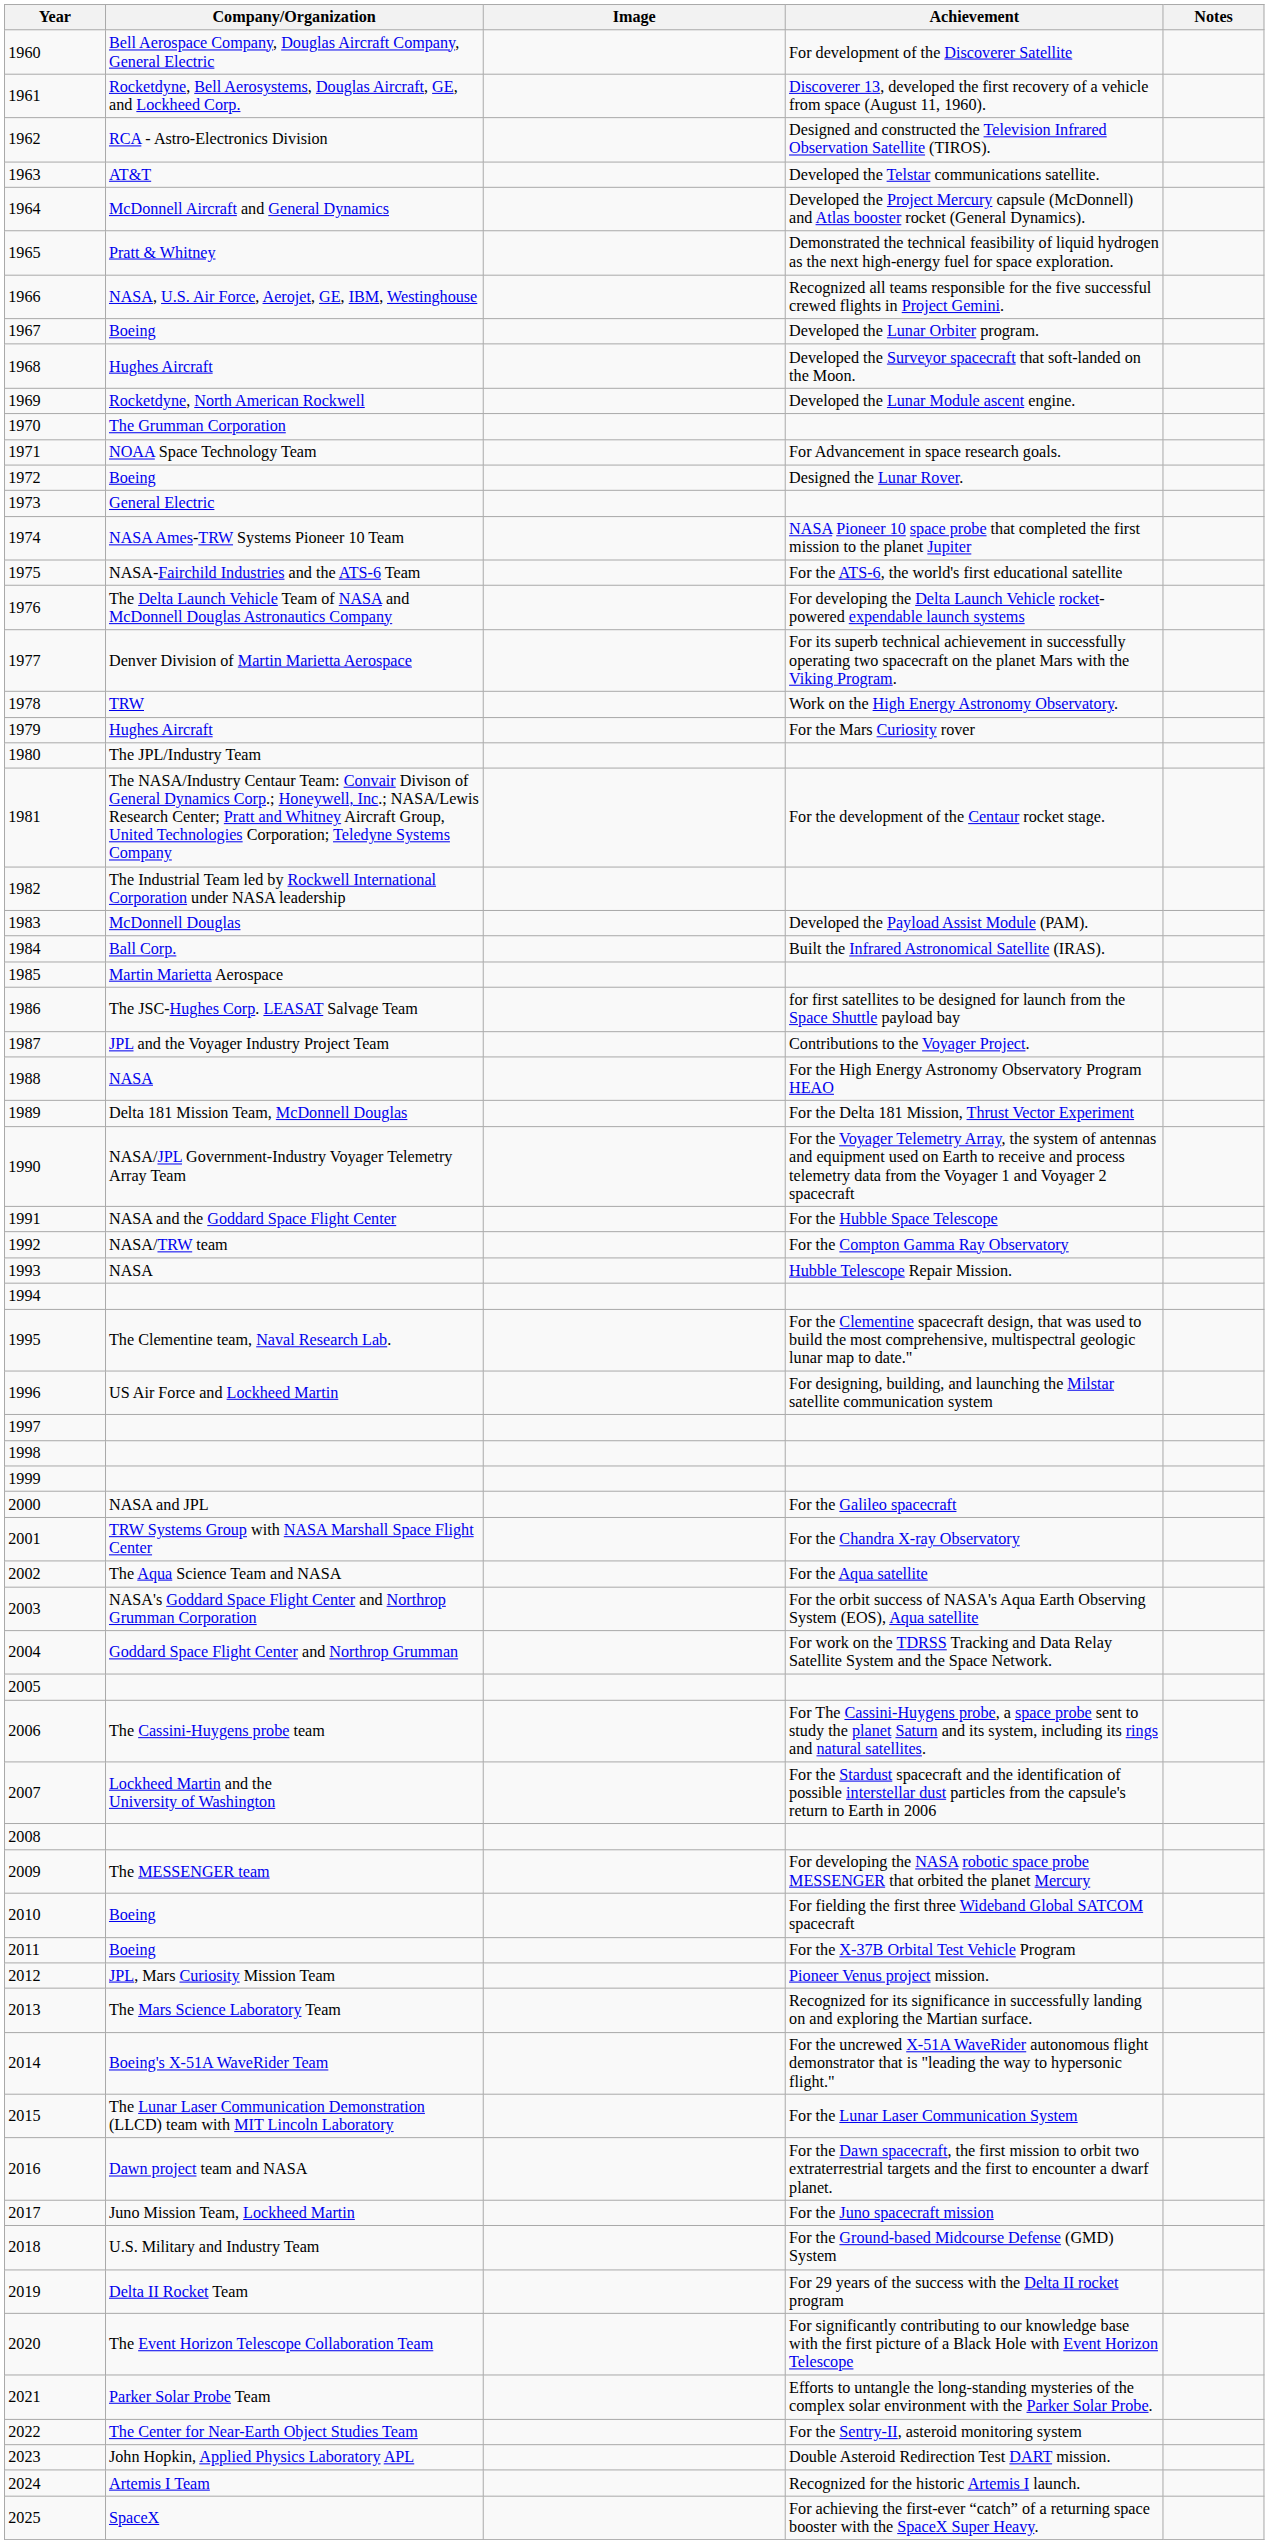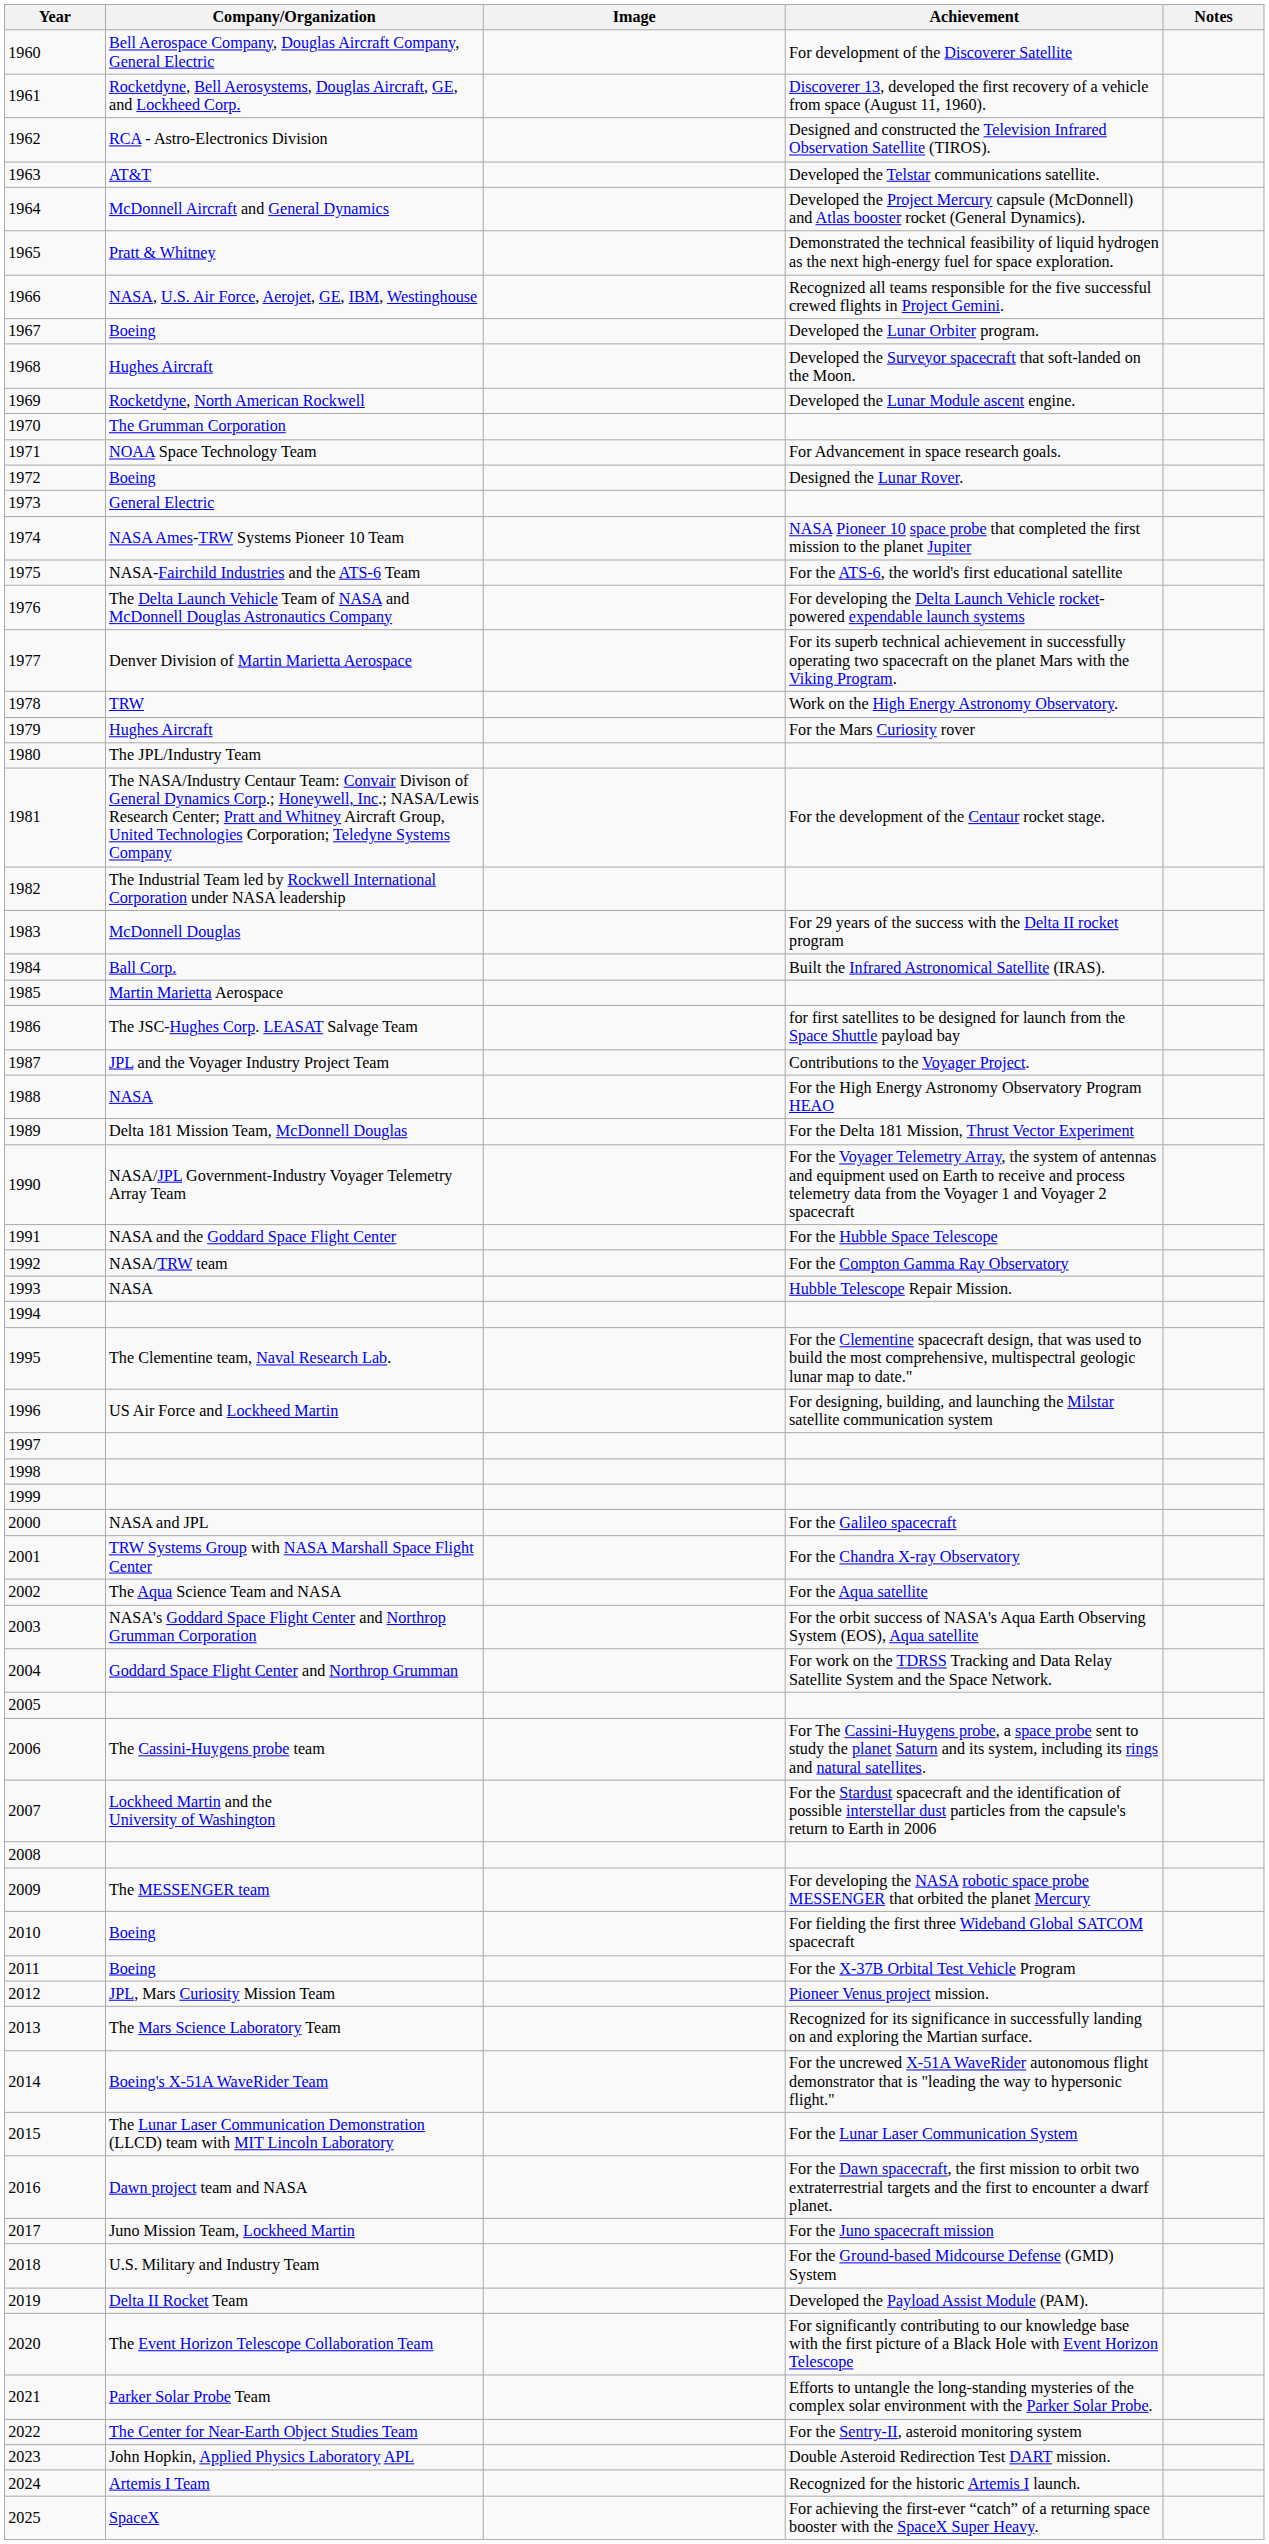(939, 923) Developed the Payload Assist Module (PAM). -> (954, 932) For 29 years of the success with the Delta II rocket program
(954, 2291) For 29 years of the success with the Delta II rocket program -> (939, 2300) Developed the Payload Assist Module (PAM).
